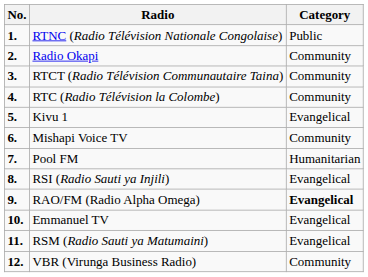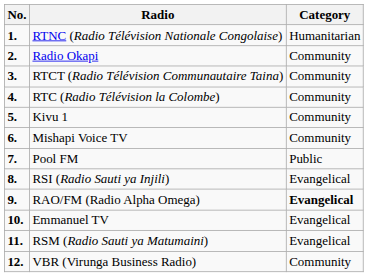(306, 35) Public -> (325, 35) Humanitarian
(320, 117) Evangelical -> (320, 117) Community
(325, 158) Humanitarian -> (306, 158) Public
